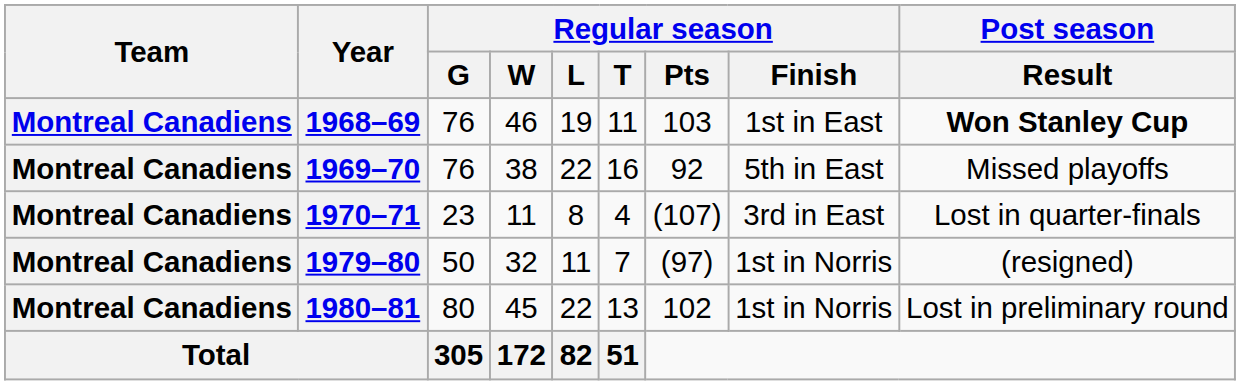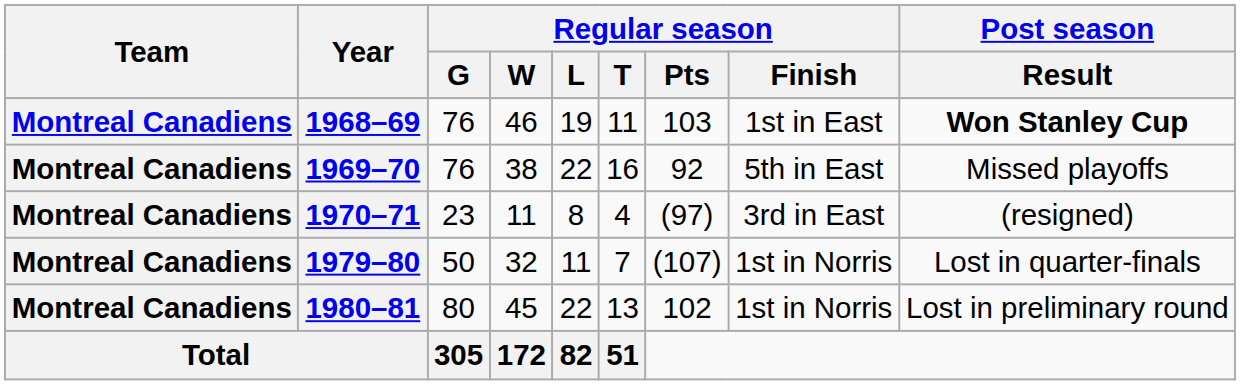(687, 215) (107) -> (687, 215) (97)
(1067, 215) Lost in quarter-finals -> (1067, 215) (resigned)
(687, 262) (97) -> (687, 262) (107)
(1067, 262) (resigned) -> (1067, 262) Lost in quarter-finals
